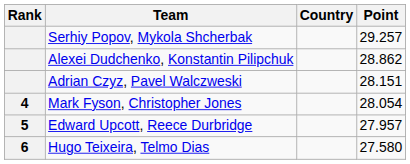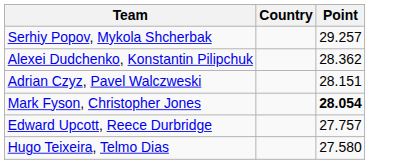- column: (25, 15)
(381, 59) 28.862 -> (340, 59) 28.362
(381, 103) normal -> (340, 103) bold
(381, 125) 27.957 -> (340, 125) 27.757
